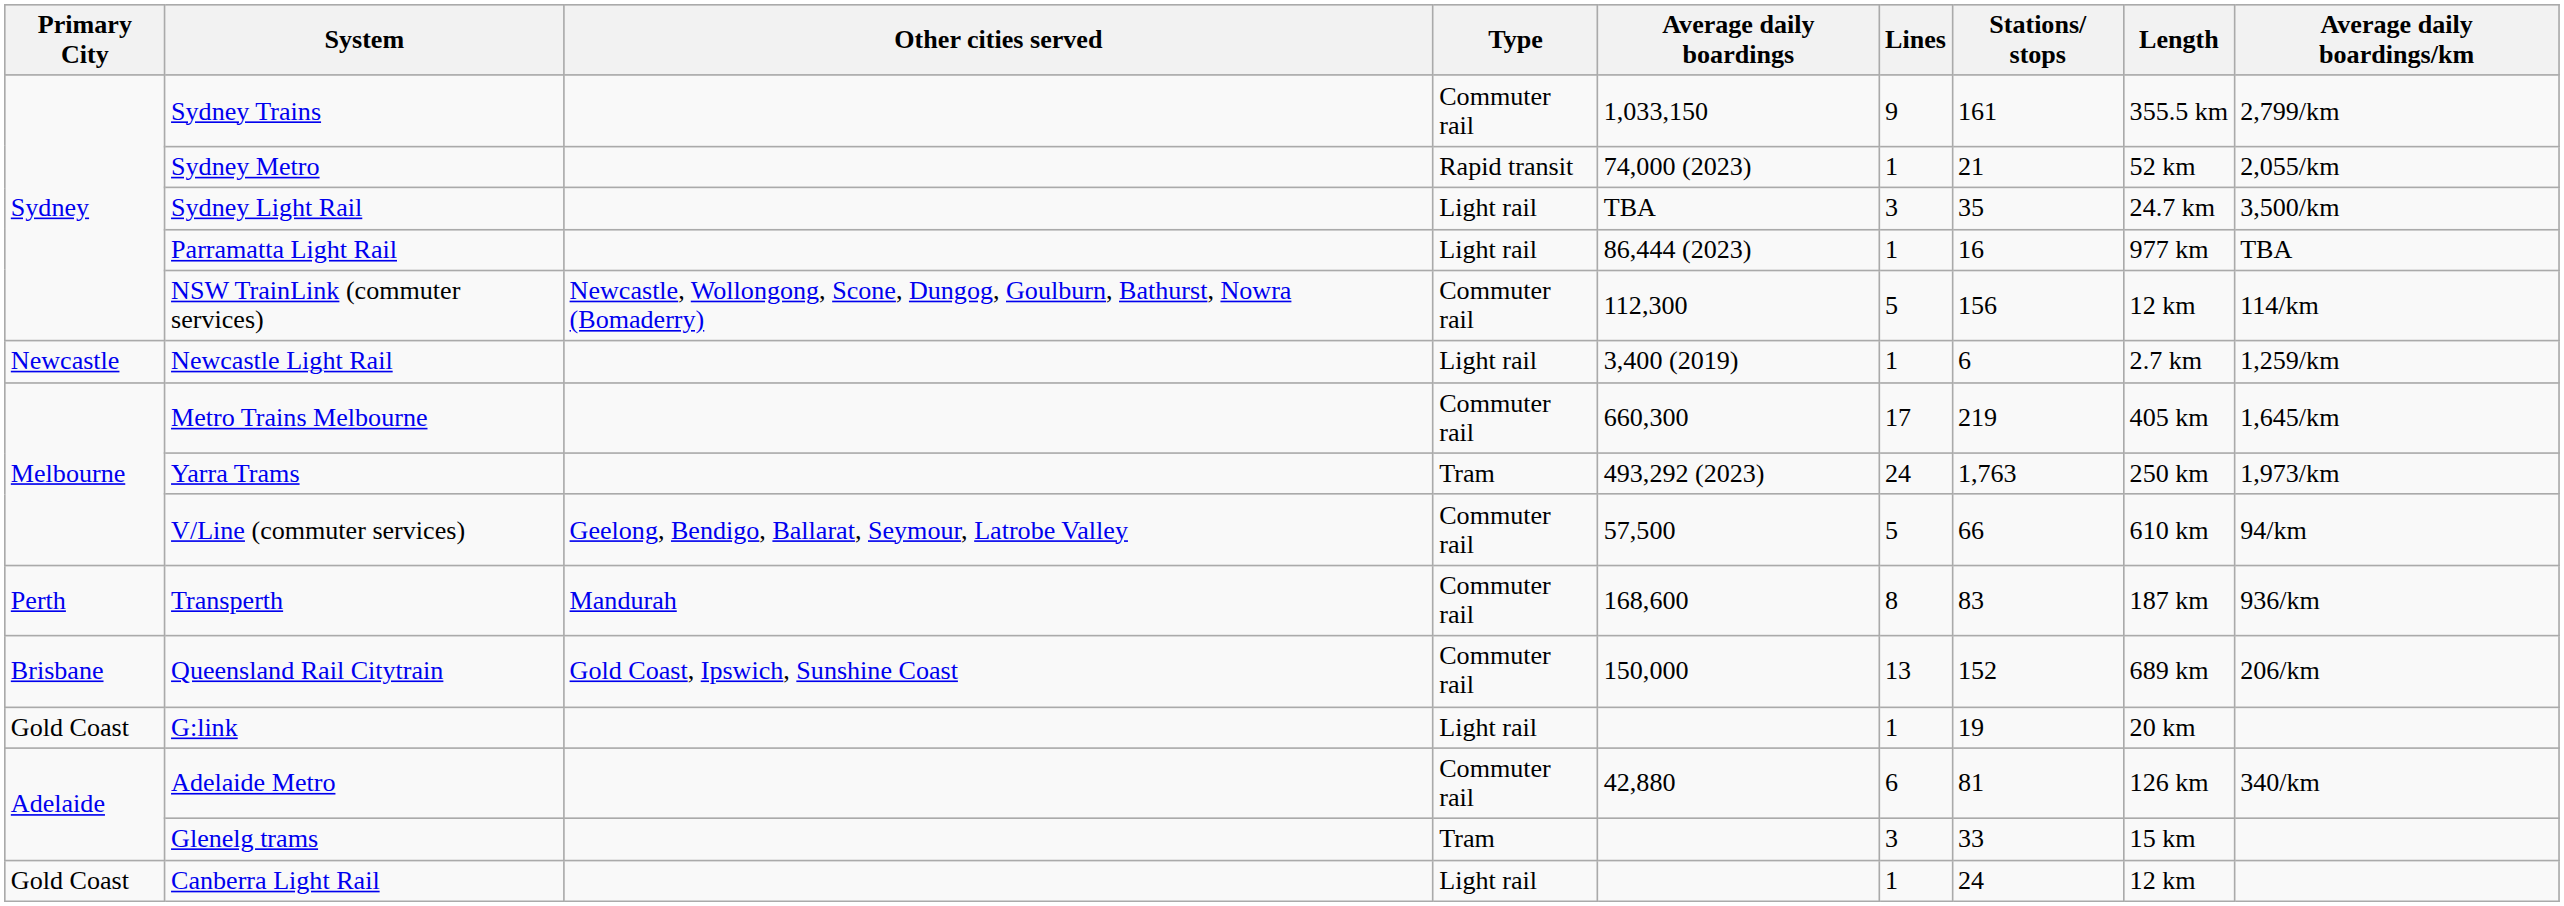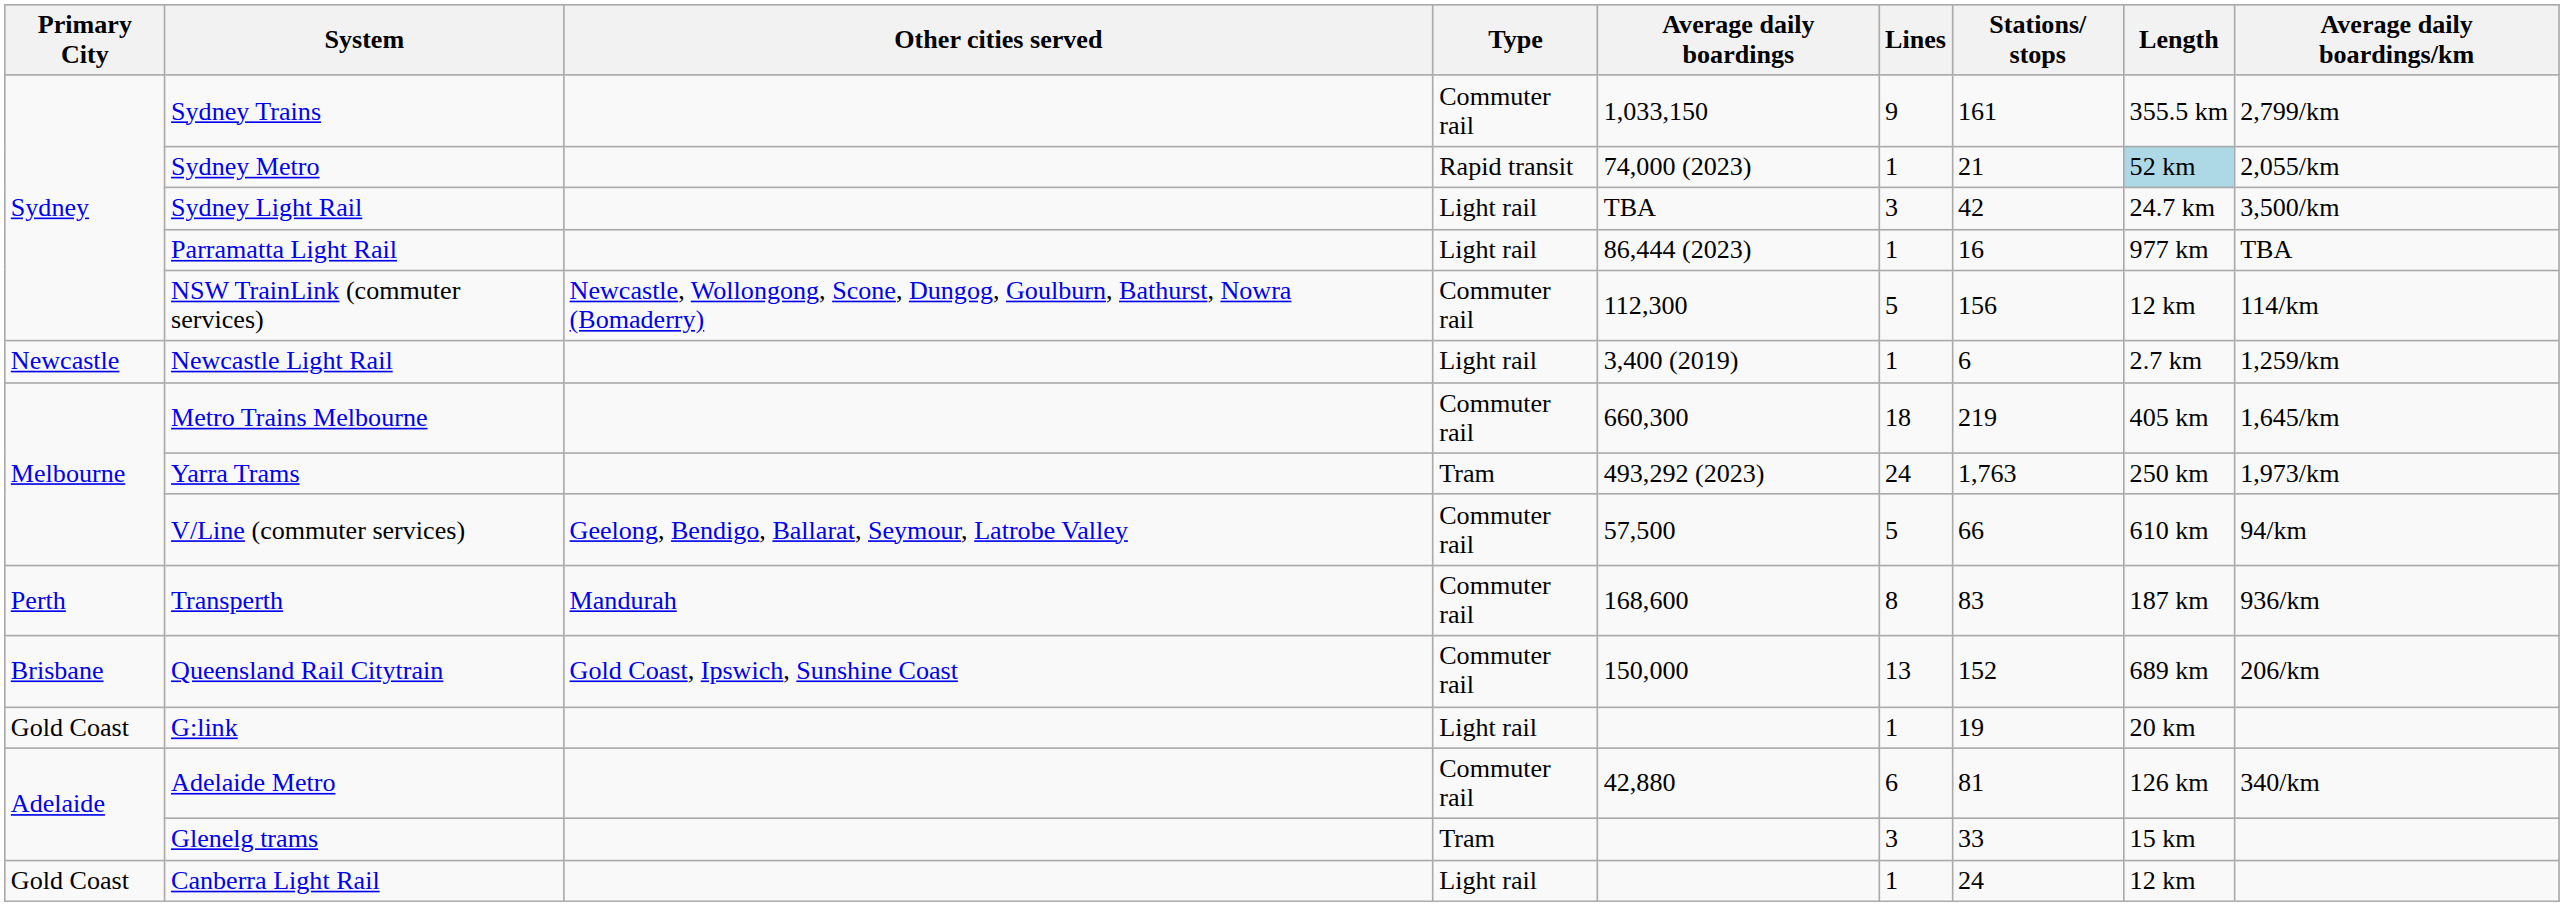(2163, 166) no background -> (2163, 166) lightblue background
(1971, 207) 35 -> (1971, 207) 42
(1898, 417) 17 -> (1898, 417) 18
